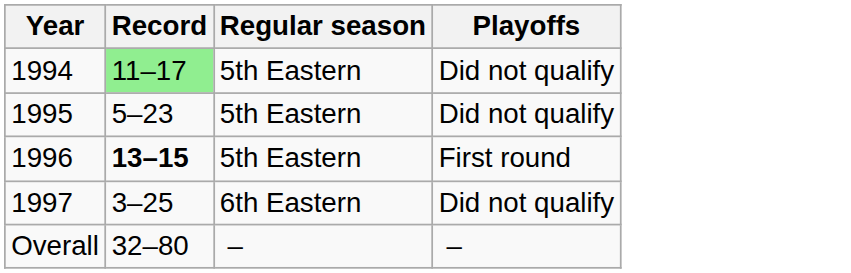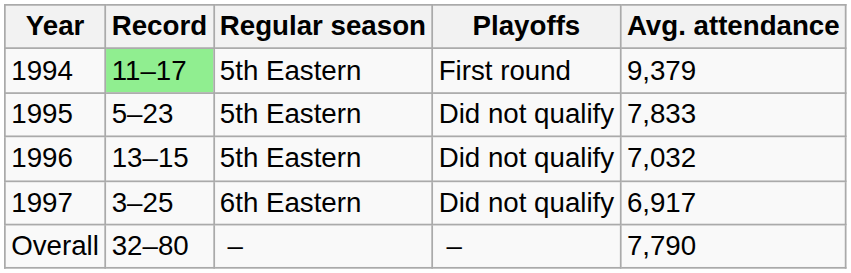+ column: (733, 26)
(526, 70) Did not qualify -> (505, 70) First round
(150, 158) bold -> (150, 158) normal
(505, 158) First round -> (526, 158) Did not qualify
